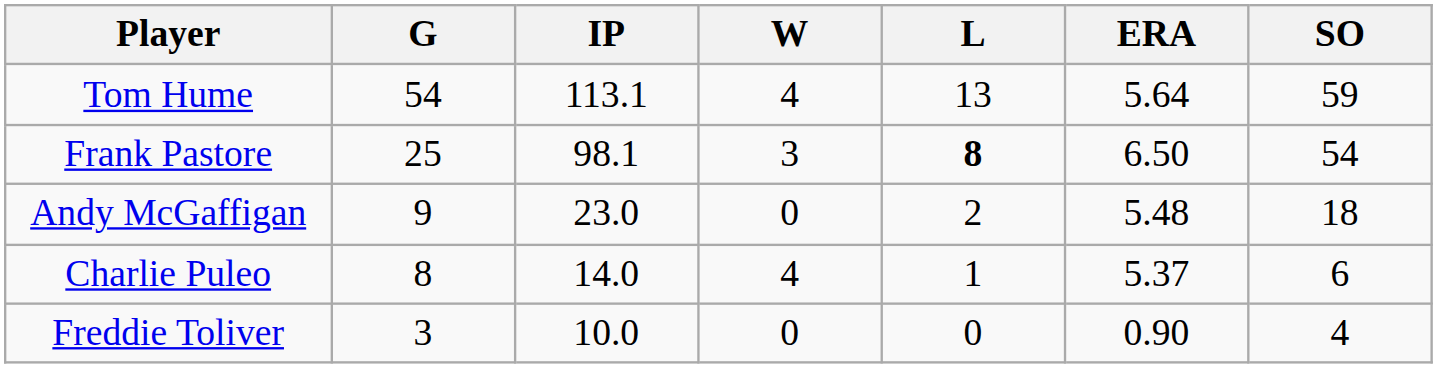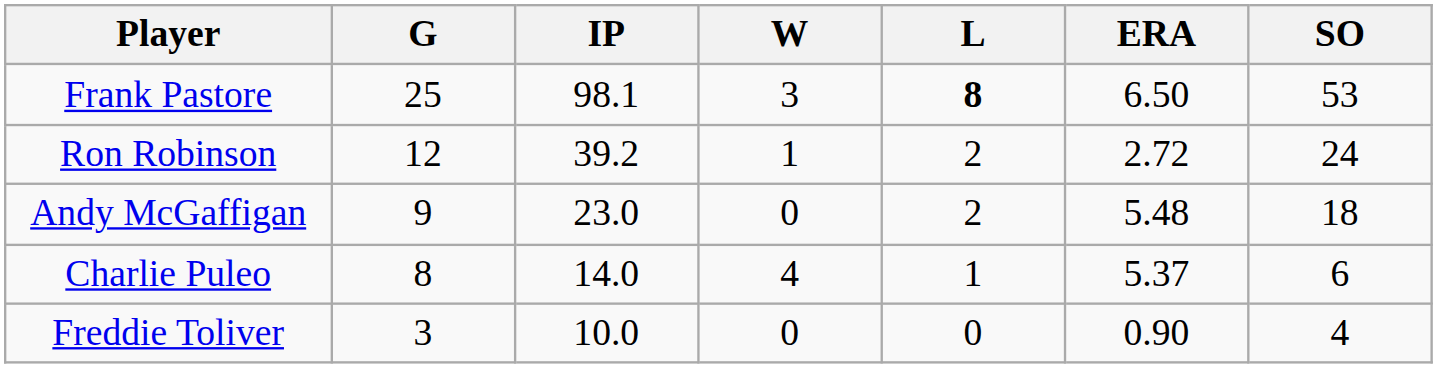- row: (168, 93)
(1340, 153) 54 -> (1340, 93) 53
+ row: (168, 153)
